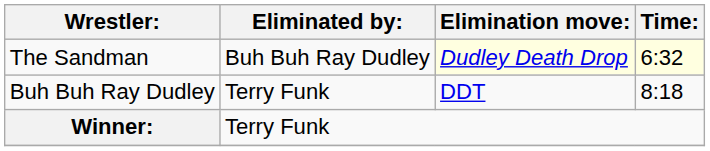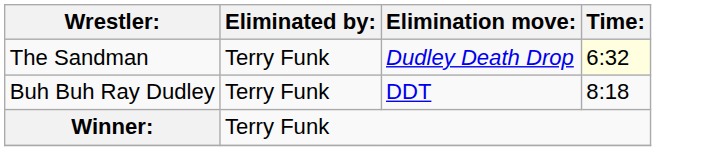(327, 57) Buh Buh Ray Dudley -> (277, 57) Terry Funk
(534, 57) lightyellow background -> (480, 57) no background
